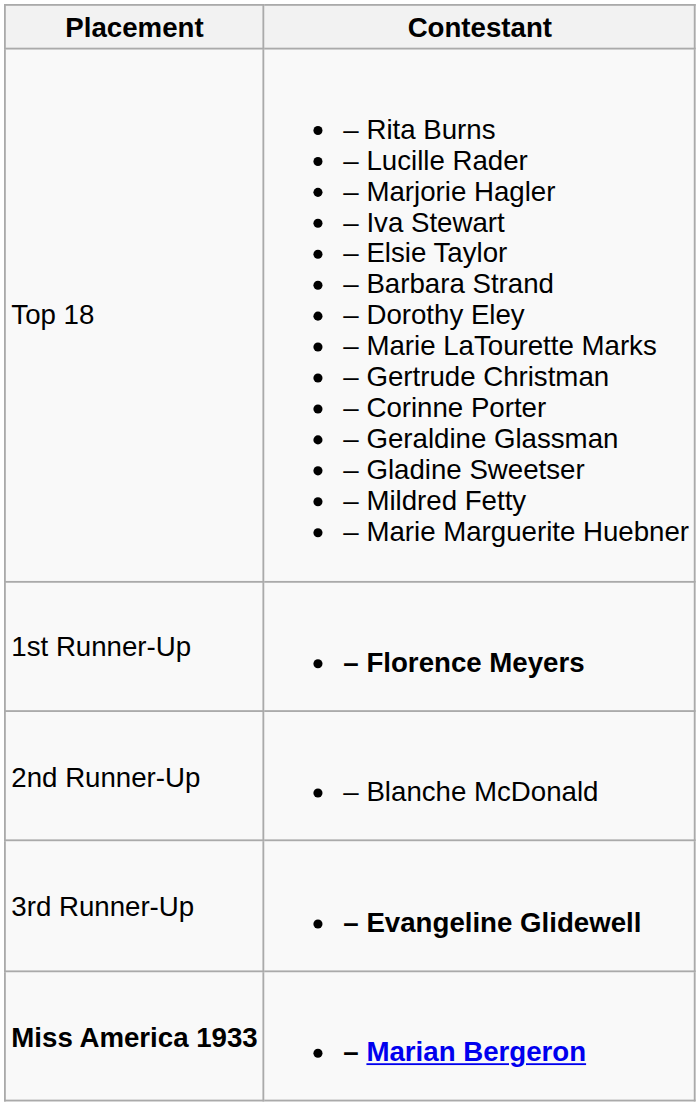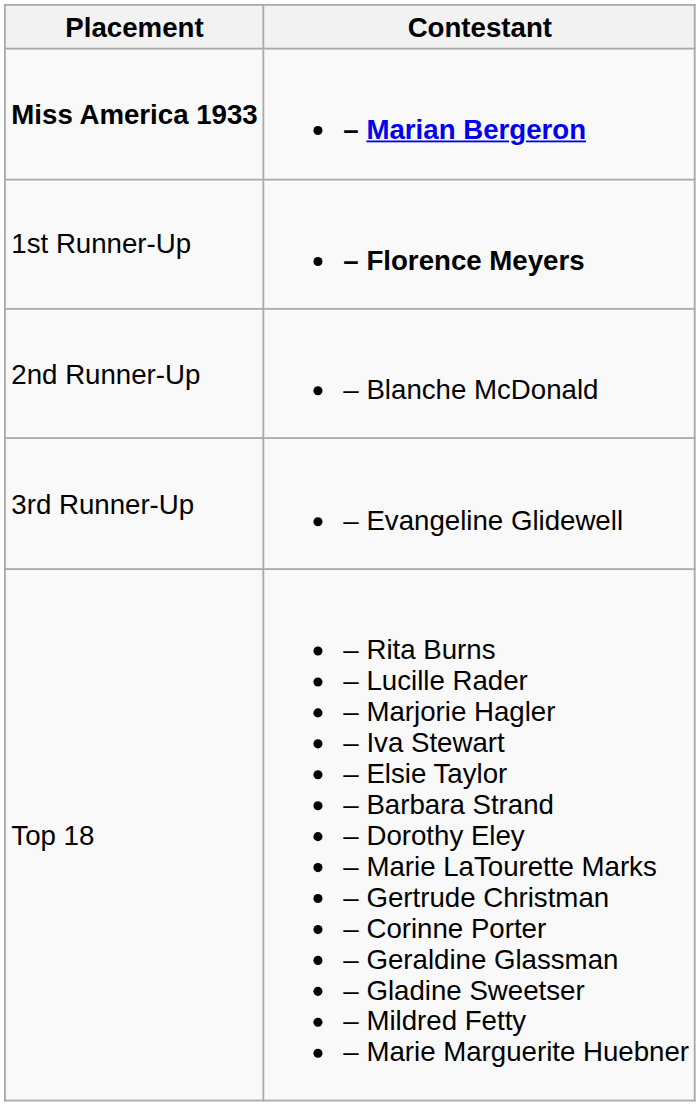rows swapped: (135, 1036) <-> (53, 315)
(480, 922) bold -> (480, 519) normal
